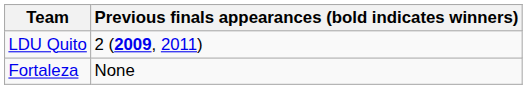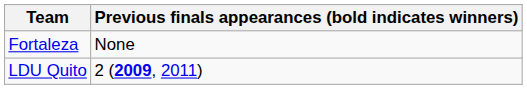rows swapped: (43, 71) <-> (48, 44)
